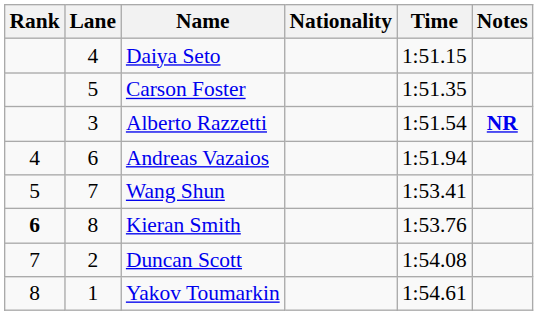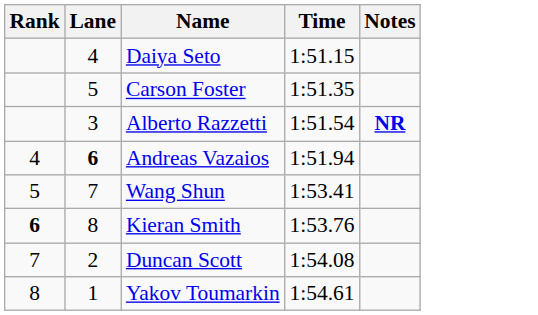- column: (341, 21)
(93, 157) normal -> (93, 157) bold
